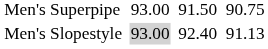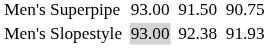(198, 33) 92.40 -> (198, 33) 92.38
(245, 33) 91.13 -> (245, 33) 91.93
